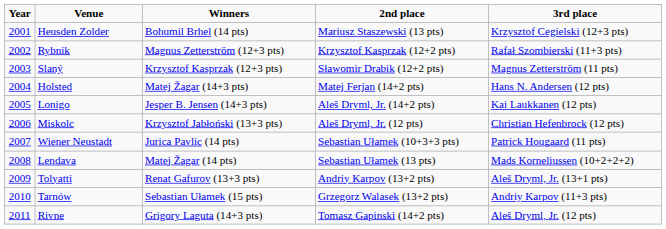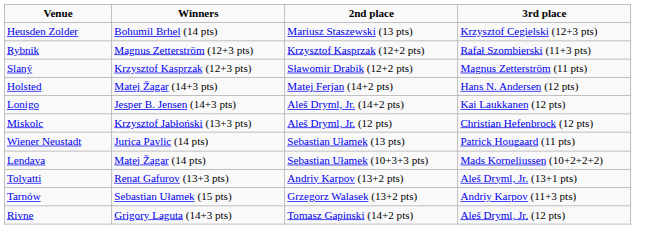- column: (20, 13)
(389, 141) Sebastian Ułamek (10+3+3 pts) -> (346, 141) Sebastian Ułamek (13 pts)
(377, 160) Sebastian Ułamek (13 pts) -> (358, 160) Sebastian Ułamek (10+3+3 pts)
